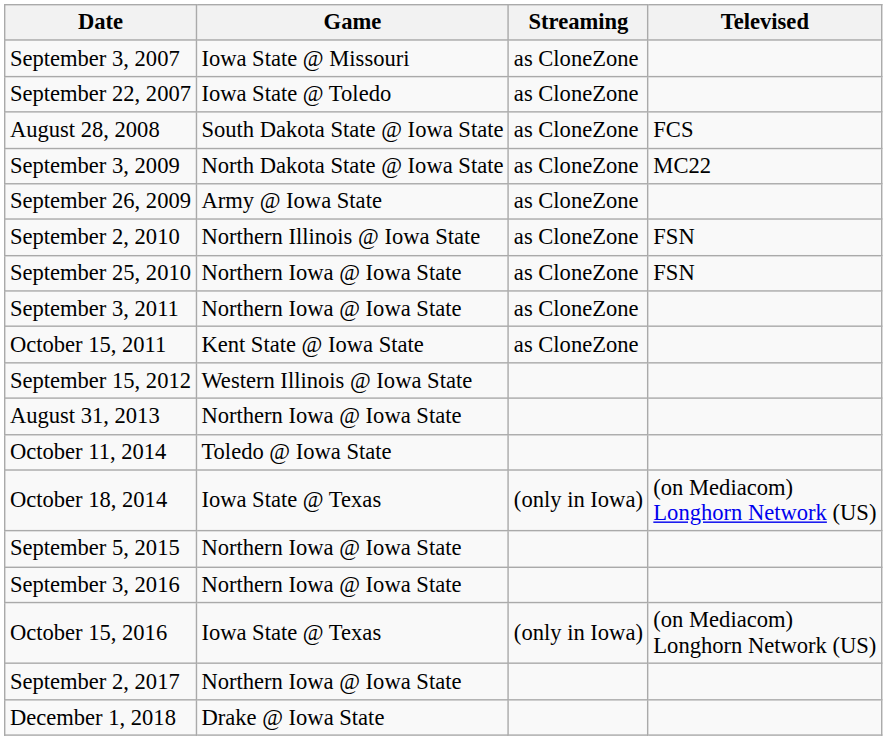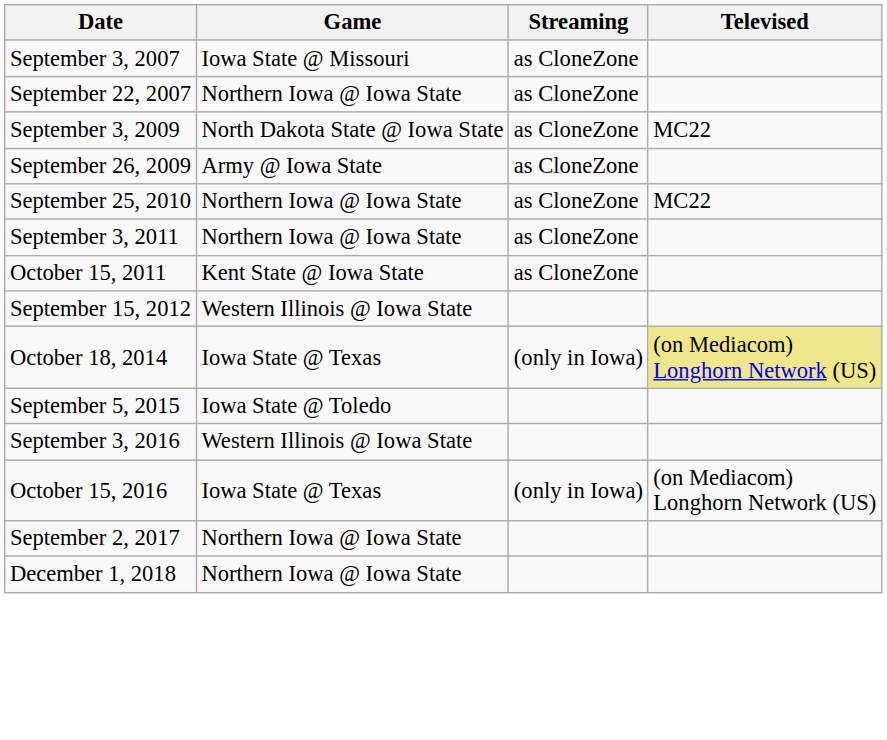(296, 93) Iowa State @ Toledo -> (331, 93) Northern Iowa @ Iowa State
- row: (85, 129)
- row: (95, 237)
(674, 272) FSN -> (682, 201) MC22
- row: (85, 415)
- row: (88, 451)
(765, 500) no background -> (765, 357) khaki background
(331, 548) Northern Iowa @ Iowa State -> (296, 405) Iowa State @ Toledo
(331, 584) Northern Iowa @ Iowa State -> (337, 441) Western Illinois @ Iowa State
(293, 717) Drake @ Iowa State -> (331, 574) Northern Iowa @ Iowa State
